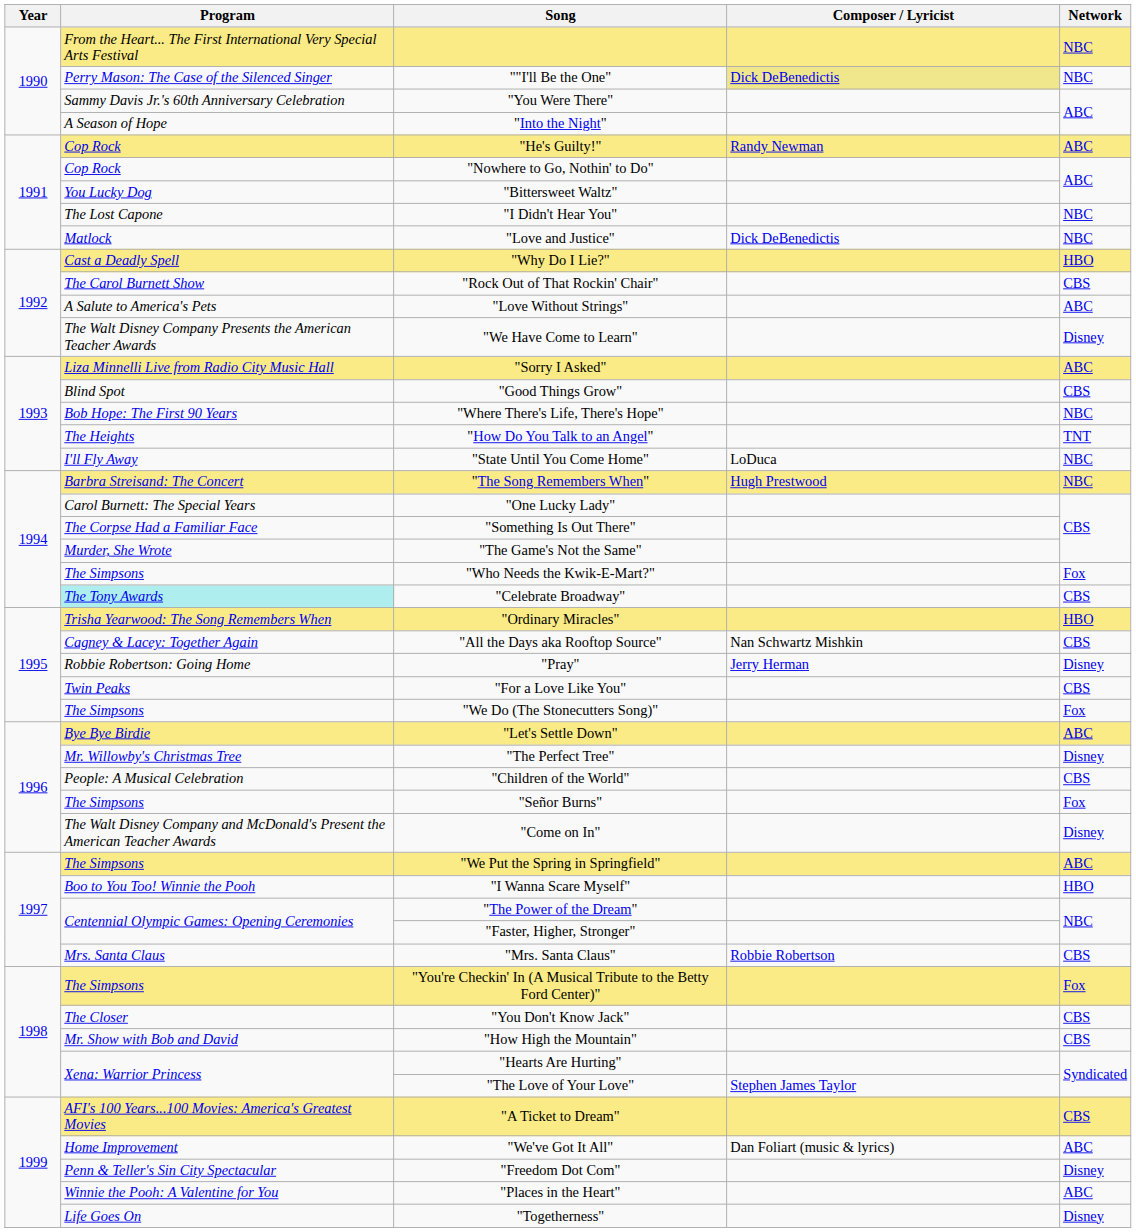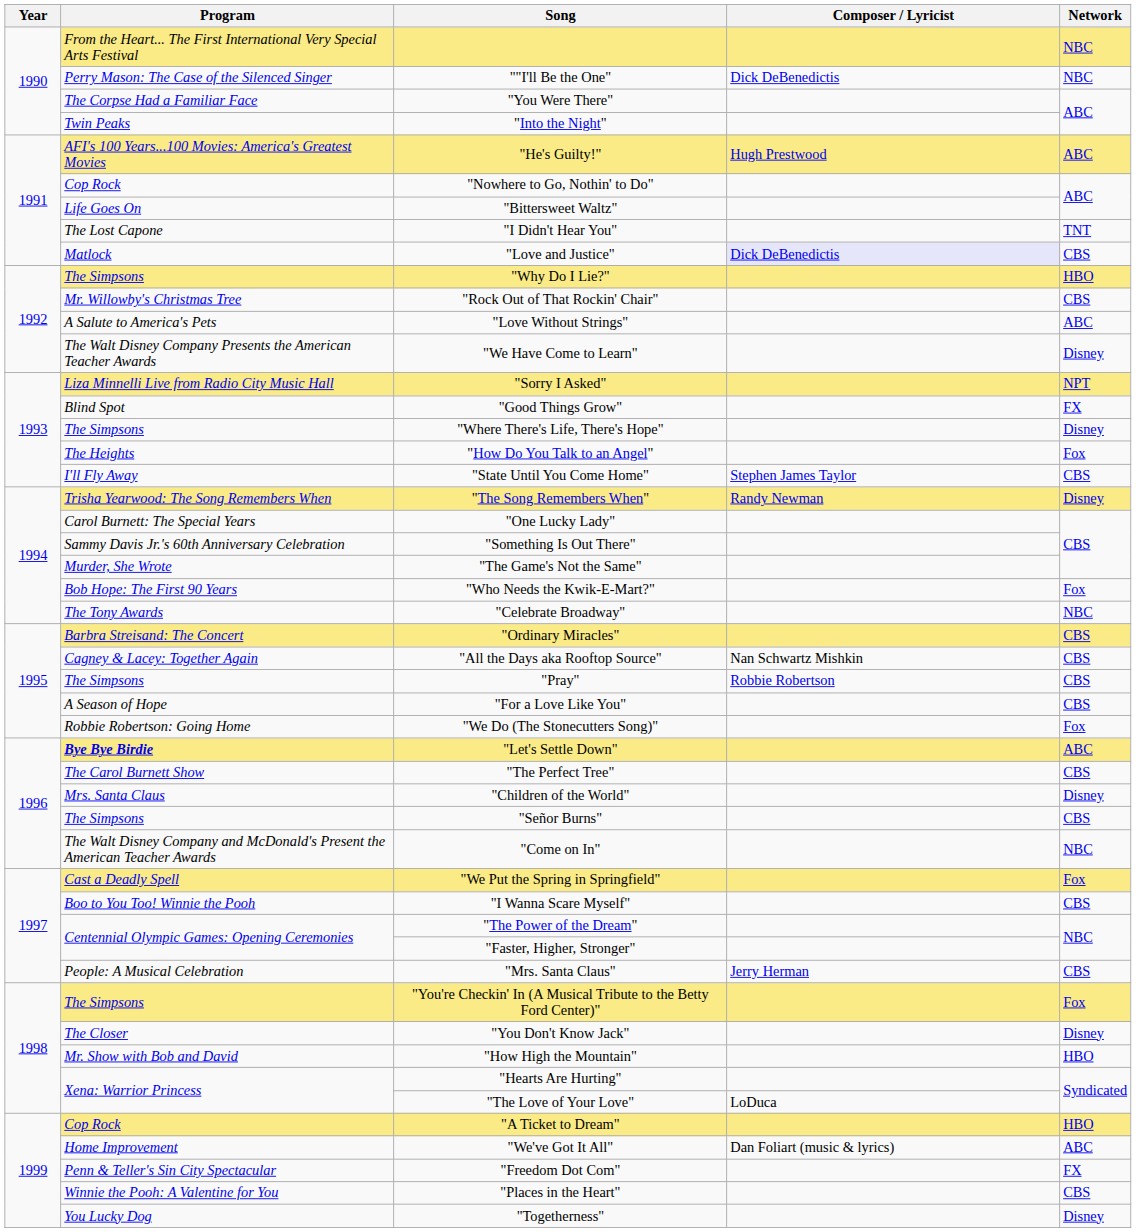(785, 77) khaki background -> (785, 77) no background
(205, 100) Sammy Davis Jr.'s 60th Anniversary Celebration -> (161, 100) The Corpse Had a Familiar Face
(116, 123) A Season of Hope -> (97, 123) Twin Peaks
(93, 146) Cop Rock -> (208, 154) AFI's 100 Years...100 Movies: America's Greatest Movies
(777, 146) Randy Newman -> (778, 154) Hugh Prestwood
(108, 191) You Lucky Dog -> (103, 208) Life Goes On
(1078, 214) NBC -> (1077, 231) TNT
(785, 237) no background -> (785, 253) lavender background
(1078, 237) NBC -> (1077, 253) CBS
(122, 260) Cast a Deadly Spell -> (104, 276) The Simpsons
(134, 283) The Carol Burnett Show -> (153, 299) Mr. Willowby's Christmas Tree
(1078, 368) ABC -> (1077, 384) NPT
(1077, 390) CBS -> (1072, 407) FX
(151, 413) Bob Hope: The First 90 Years -> (104, 429) The Simpsons
(1078, 413) NBC -> (1084, 429) Disney
(1077, 436) TNT -> (1074, 452) Fox
(753, 459) LoDuca -> (793, 475) Stephen James Taylor
(1078, 459) NBC -> (1077, 475) CBS
(154, 482) Barbra Streisand: The Concert -> (198, 498) Trisha Yearwood: The Song Remembers When
(778, 482) Hugh Prestwood -> (777, 498) Randy Newman
(1078, 482) NBC -> (1084, 498) Disney
(161, 527) The Corpse Had a Familiar Face -> (205, 544) Sammy Davis Jr.'s 60th Anniversary Celebration
(104, 573) The Simpsons -> (151, 589) Bob Hope: The First 90 Years
(114, 596) paleturquoise background -> (114, 612) no background
(1077, 596) CBS -> (1078, 612) NBC
(198, 619) Trisha Yearwood: The Song Remembers When -> (154, 635) Barbra Streisand: The Concert
(1078, 619) HBO -> (1077, 635) CBS
(157, 664) Robbie Robertson: Going Home -> (104, 681) The Simpsons
(770, 664) Jerry Herman -> (782, 681) Robbie Robertson
(1084, 664) Disney -> (1077, 681) CBS
(97, 687) Twin Peaks -> (116, 703) A Season of Hope
(104, 710) The Simpsons -> (157, 726) Robbie Robertson: Going Home
(107, 733) normal -> (109, 749) bold
(153, 756) Mr. Willowby's Christmas Tree -> (134, 772) The Carol Burnett Show
(1084, 756) Disney -> (1077, 772) CBS
(154, 779) People: A Musical Celebration -> (115, 795) Mrs. Santa Claus
(1077, 779) CBS -> (1084, 795) Disney
(1074, 801) Fox -> (1077, 818) CBS
(1084, 832) Disney -> (1078, 849) NBC
(104, 863) The Simpsons -> (122, 880) Cast a Deadly Spell
(1078, 863) ABC -> (1074, 880) Fox
(1078, 886) HBO -> (1077, 902) CBS
(115, 955) Mrs. Santa Claus -> (154, 971) People: A Musical Celebration
(782, 955) Robbie Robertson -> (770, 971) Jerry Herman
(1077, 1017) CBS -> (1084, 1033) Disney
(1077, 1039) CBS -> (1078, 1056) HBO
(793, 1085) Stephen James Taylor -> (753, 1101) LoDuca
(208, 1116) AFI's 100 Years...100 Movies: America's Greatest Movies -> (93, 1124) Cop Rock
(1077, 1116) CBS -> (1078, 1124) HBO
(1084, 1170) Disney -> (1072, 1170) FX
(1078, 1193) ABC -> (1077, 1193) CBS
(103, 1215) Life Goes On -> (108, 1215) You Lucky Dog
